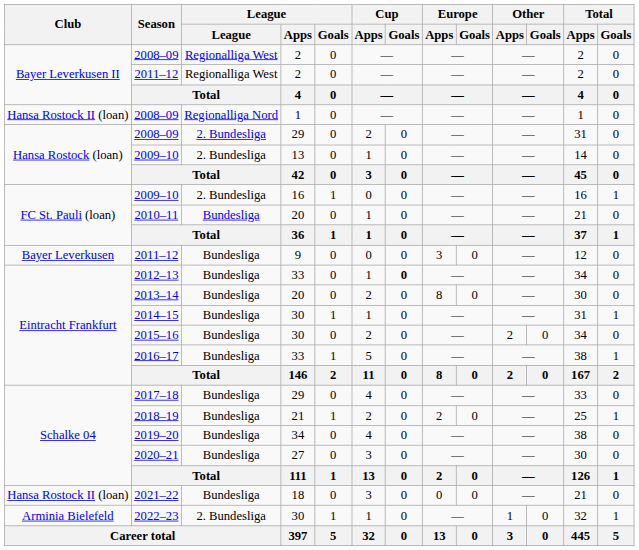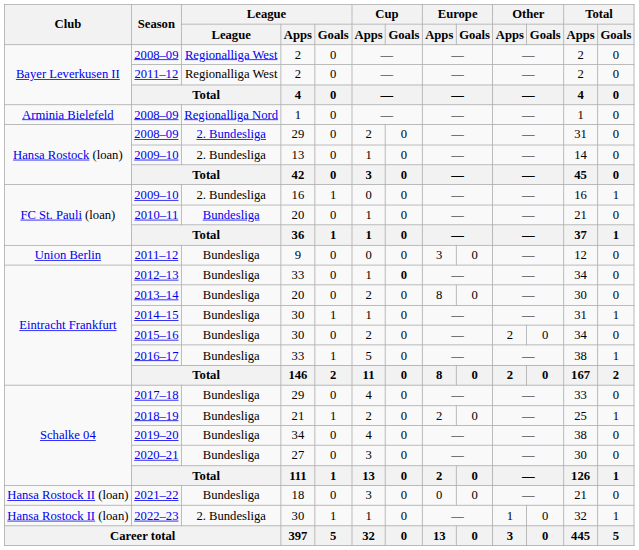(68, 114) Hansa Rostock II (loan) -> (68, 114) Arminia Bielefeld
(68, 255) Bayer Leverkusen -> (68, 255) Union Berlin
(68, 515) Arminia Bielefeld -> (68, 515) Hansa Rostock II (loan)
